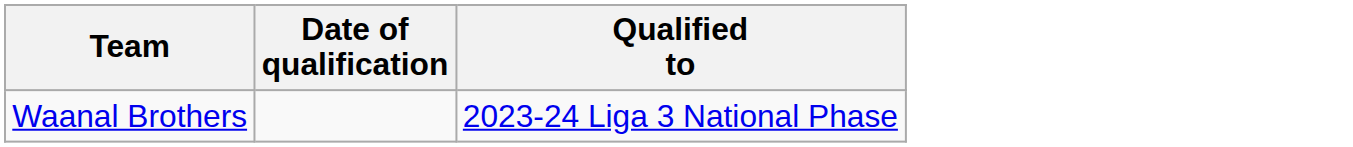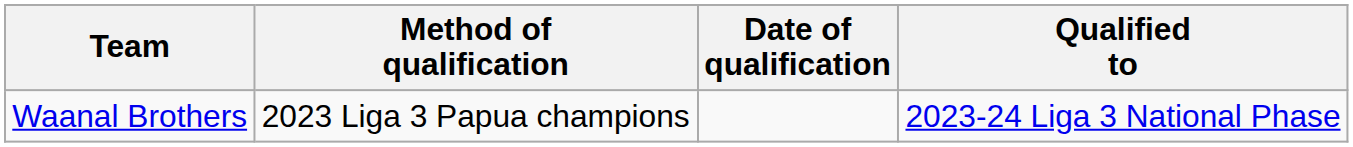+ column: (476, 47)
